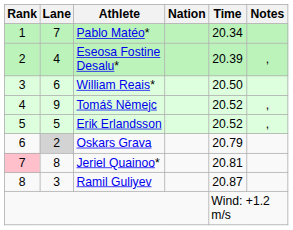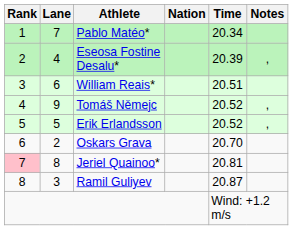(228, 85) 20.50 -> (228, 85) 20.51
(57, 143) lightgrey background -> (57, 143) no background
(228, 143) 20.79 -> (228, 143) 20.70
